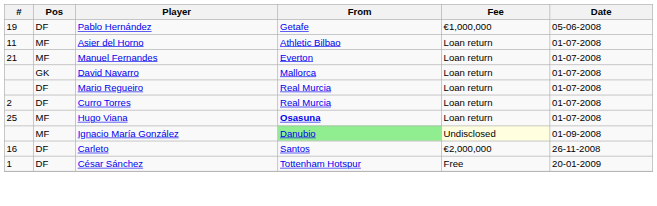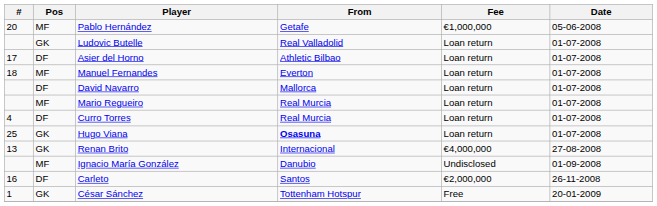(12, 27) 19 -> (12, 27) 20
(42, 27) DF -> (42, 27) MF
+ row: (110, 42)
(12, 42) 11 -> (12, 58) 17
(42, 42) MF -> (42, 58) DF
(12, 58) 21 -> (12, 73) 18
(42, 73) GK -> (42, 88) DF
(42, 88) DF -> (42, 103) MF
(9, 103) 2 -> (9, 118) 4
(42, 118) MF -> (42, 133) GK
+ row: (103, 149)
(298, 133) lightgreen background -> (298, 164) no background
(470, 133) lightyellow background -> (470, 164) no background
(42, 164) DF -> (42, 194) GK
